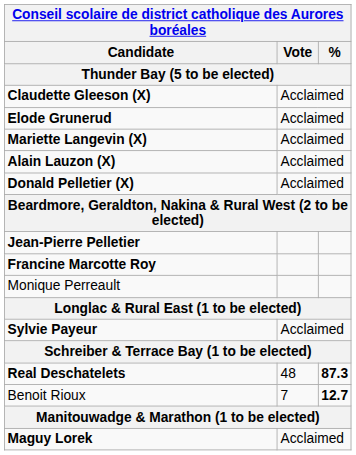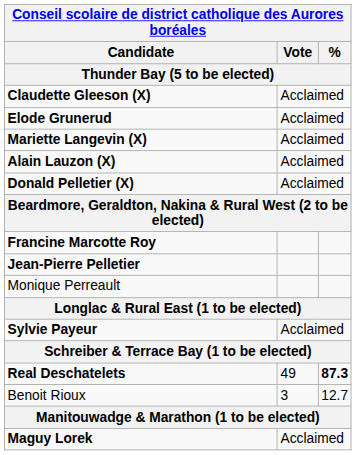rows swapped: (82, 264) <-> (74, 242)
(288, 373) 48 -> (288, 373) 49
(284, 395) 7 -> (284, 395) 3
(335, 395) bold -> (335, 395) normal
